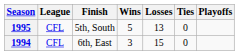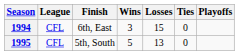rows swapped: (21, 43) <-> (21, 27)
